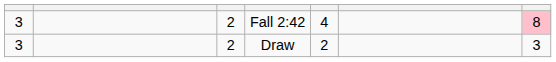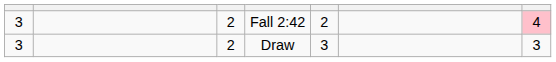(324, 22) 4 -> (324, 22) 2
(536, 22) 8 -> (536, 22) 4
(324, 45) 2 -> (324, 45) 3
